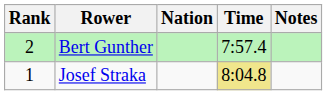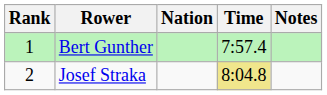(30, 47) 2 -> (30, 47) 1
(30, 75) 1 -> (30, 75) 2
